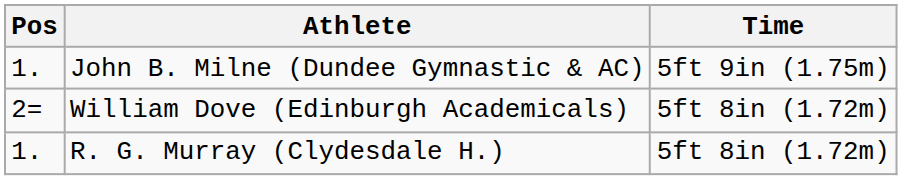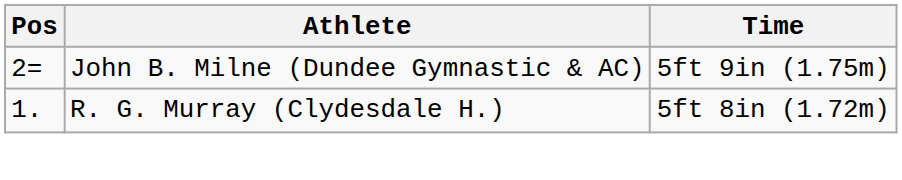(27, 68) 1. -> (27, 68) 2=
- row: (349, 110)
